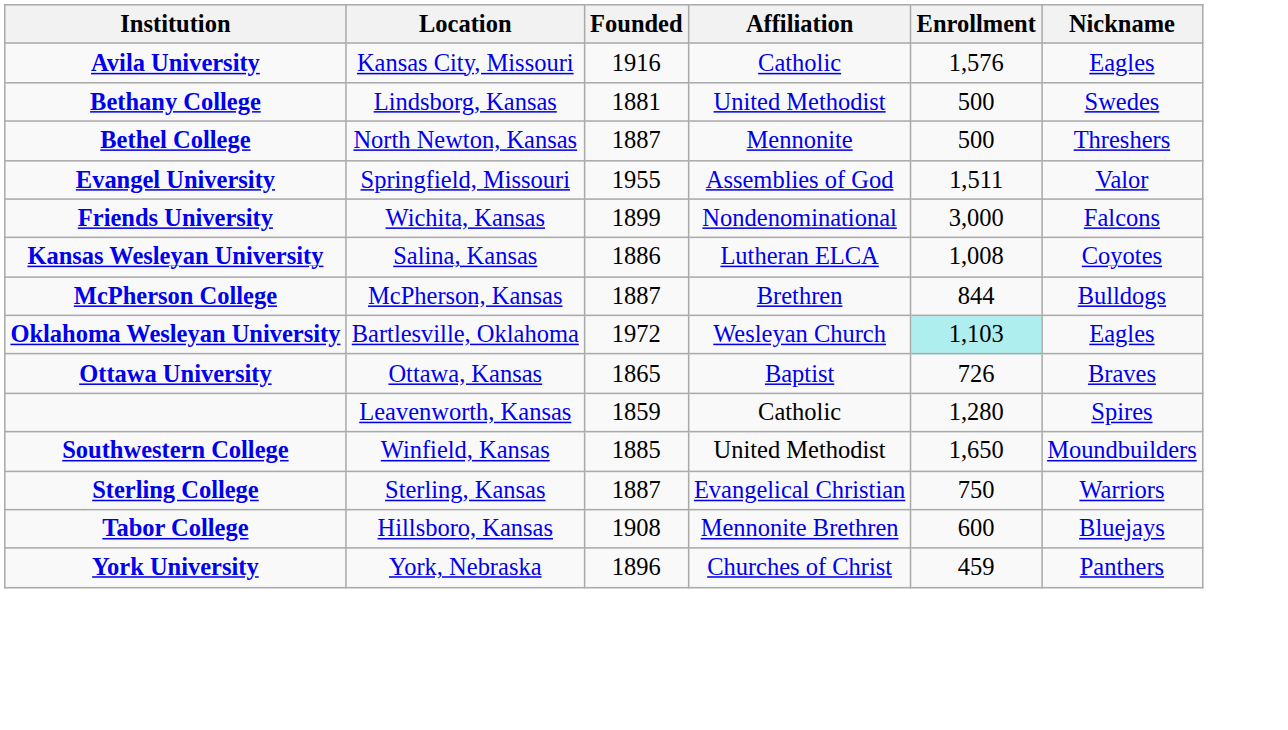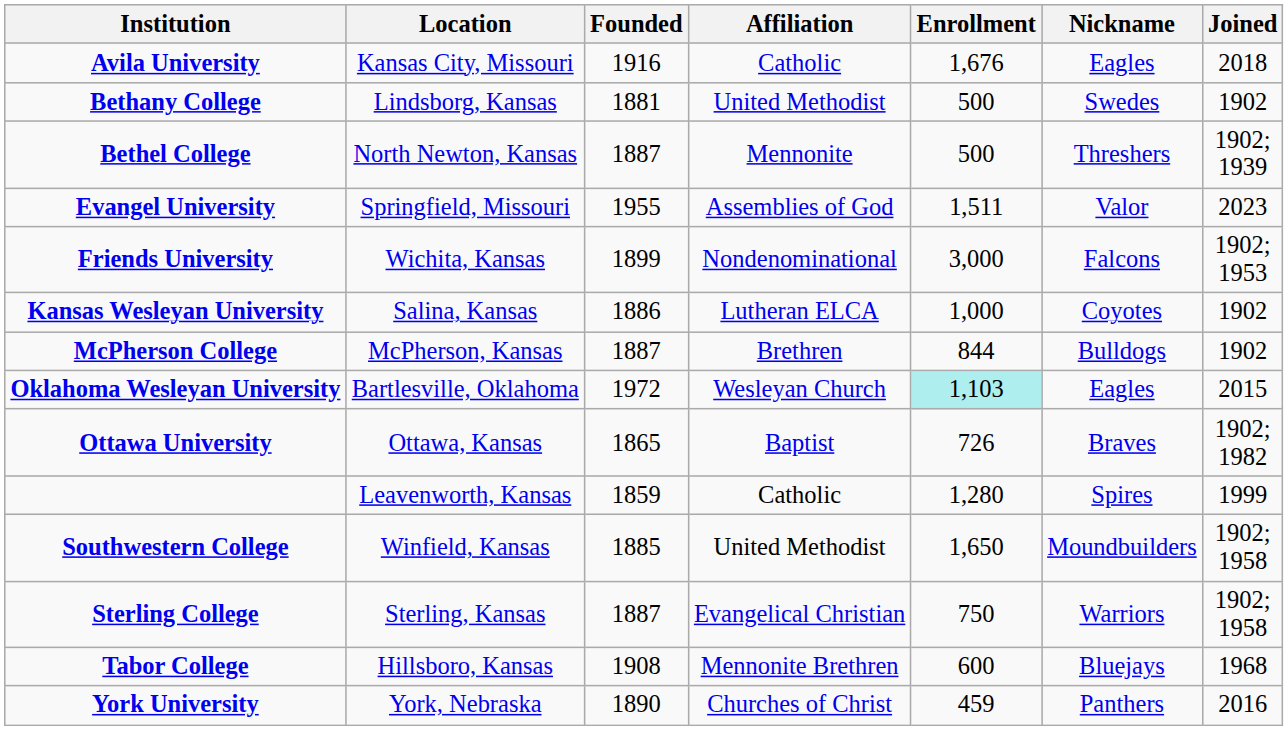+ column: (1243, 23)
(976, 62) 1,576 -> (976, 62) 1,676
(976, 256) 1,008 -> (976, 311) 1,000
(636, 567) 1896 -> (636, 705) 1890
